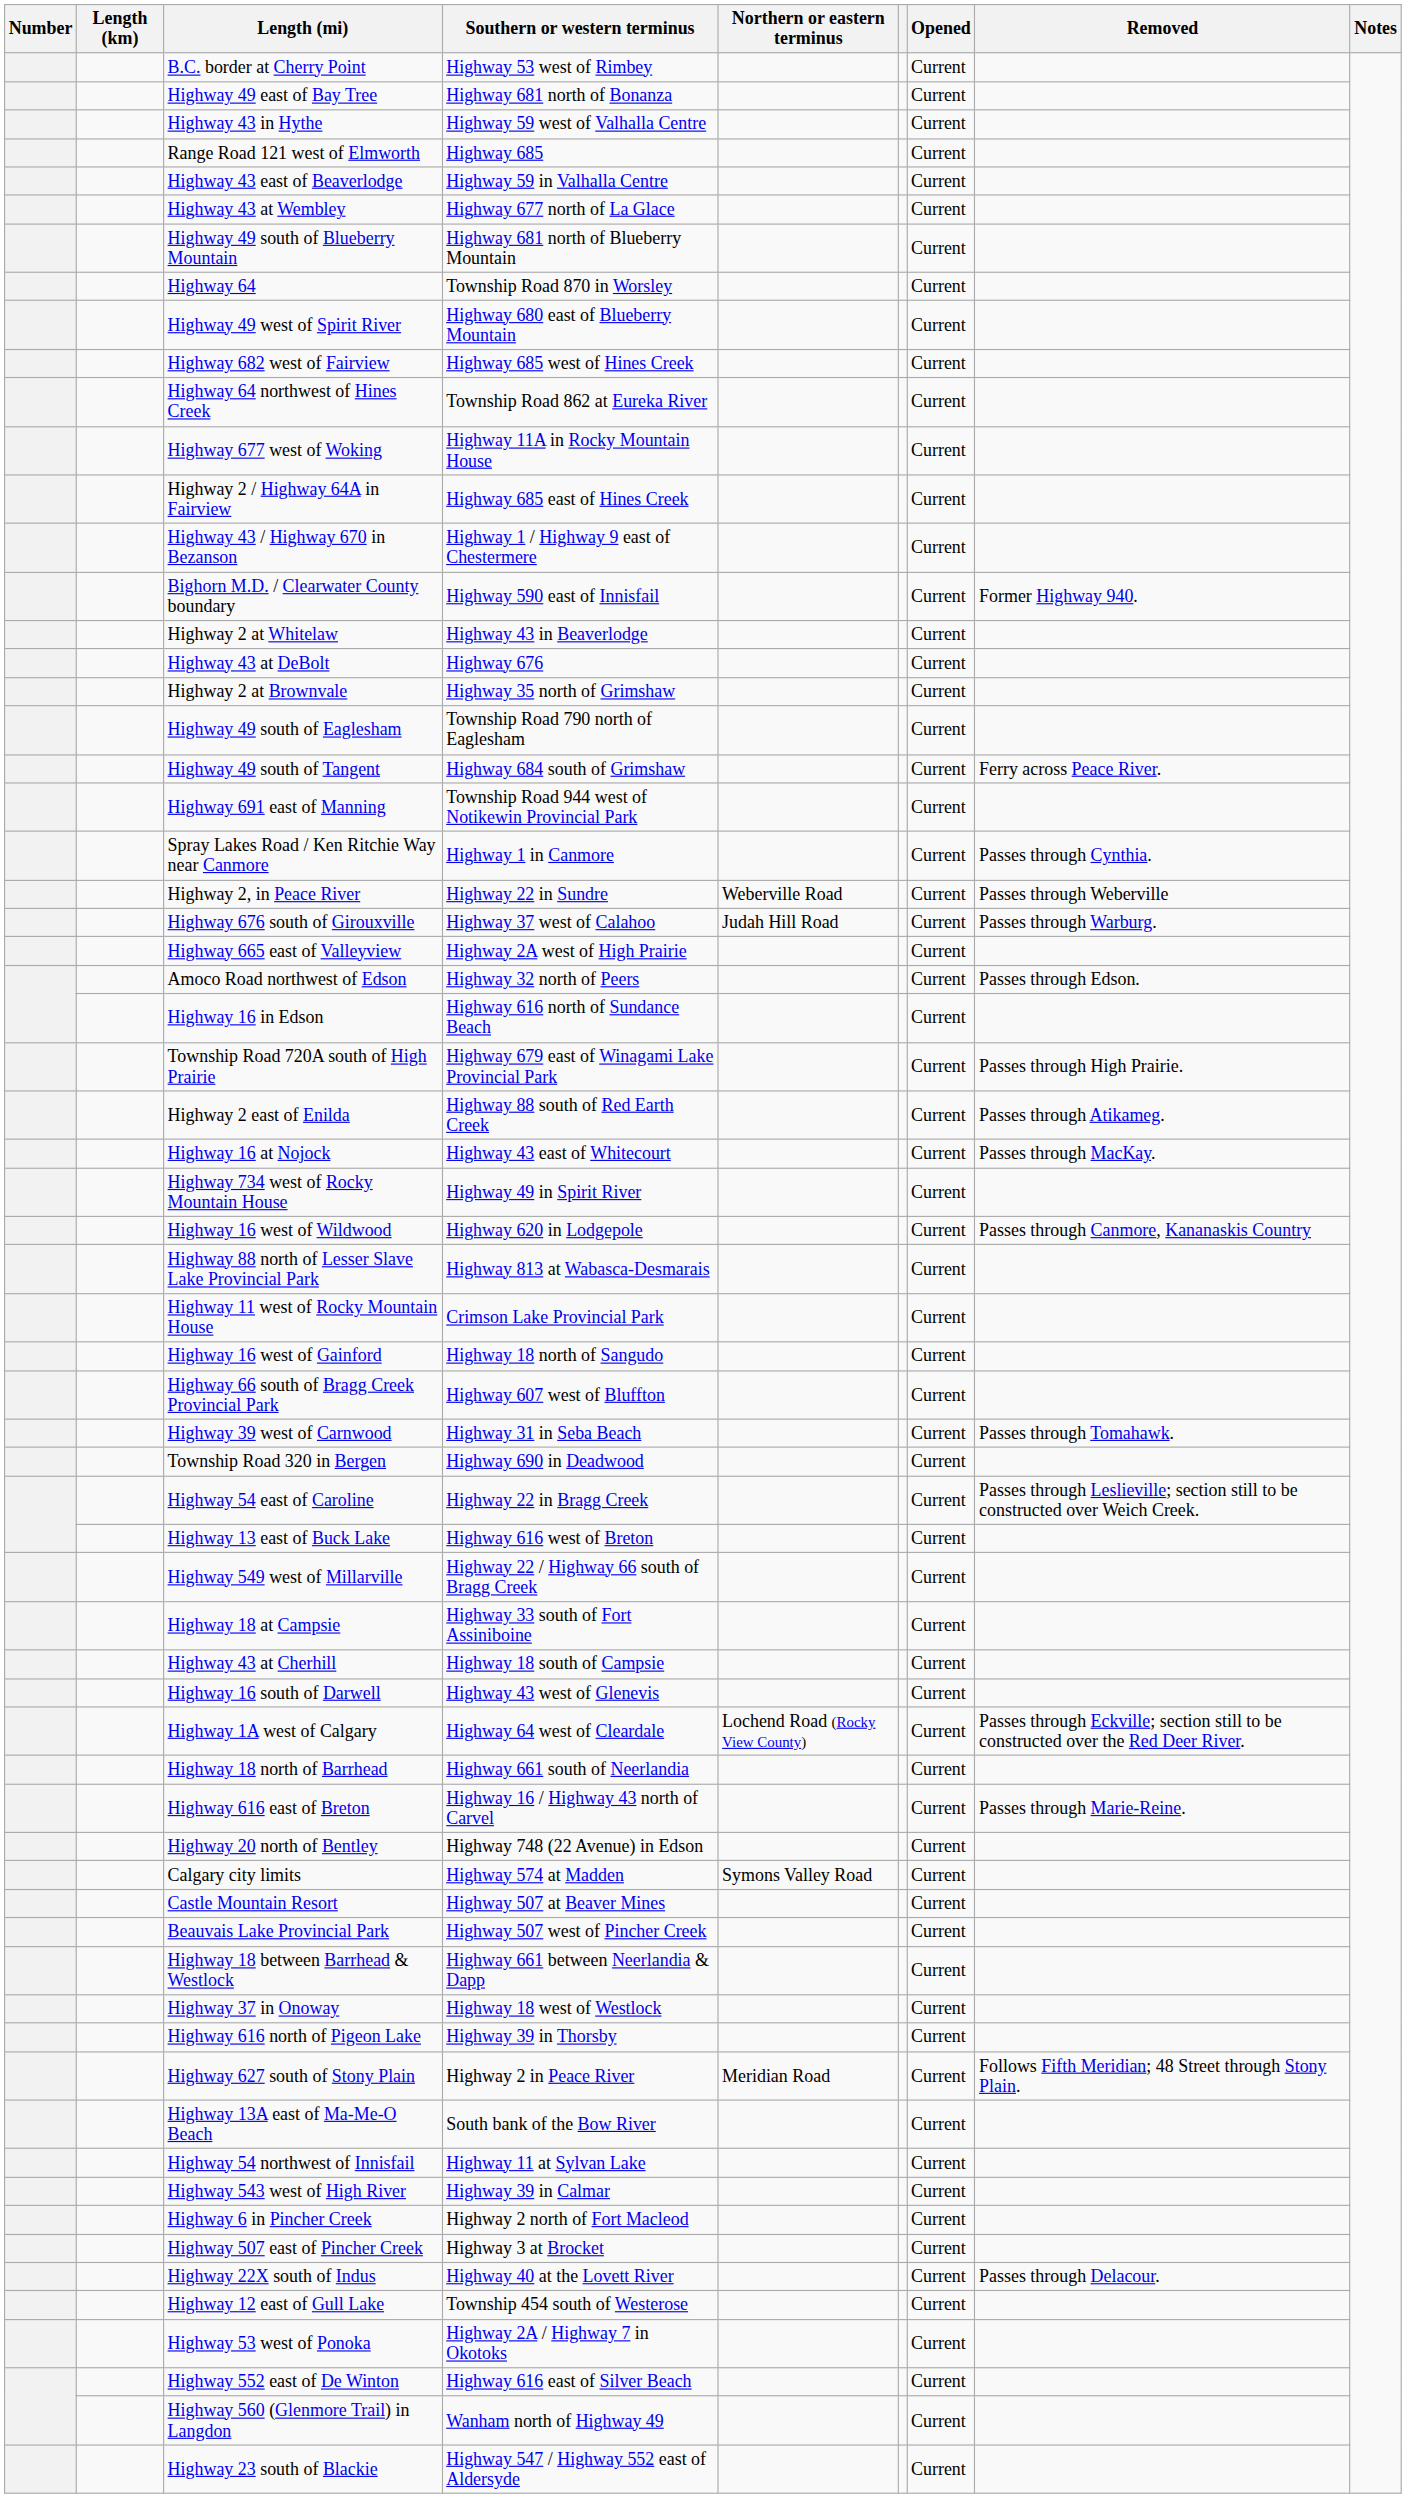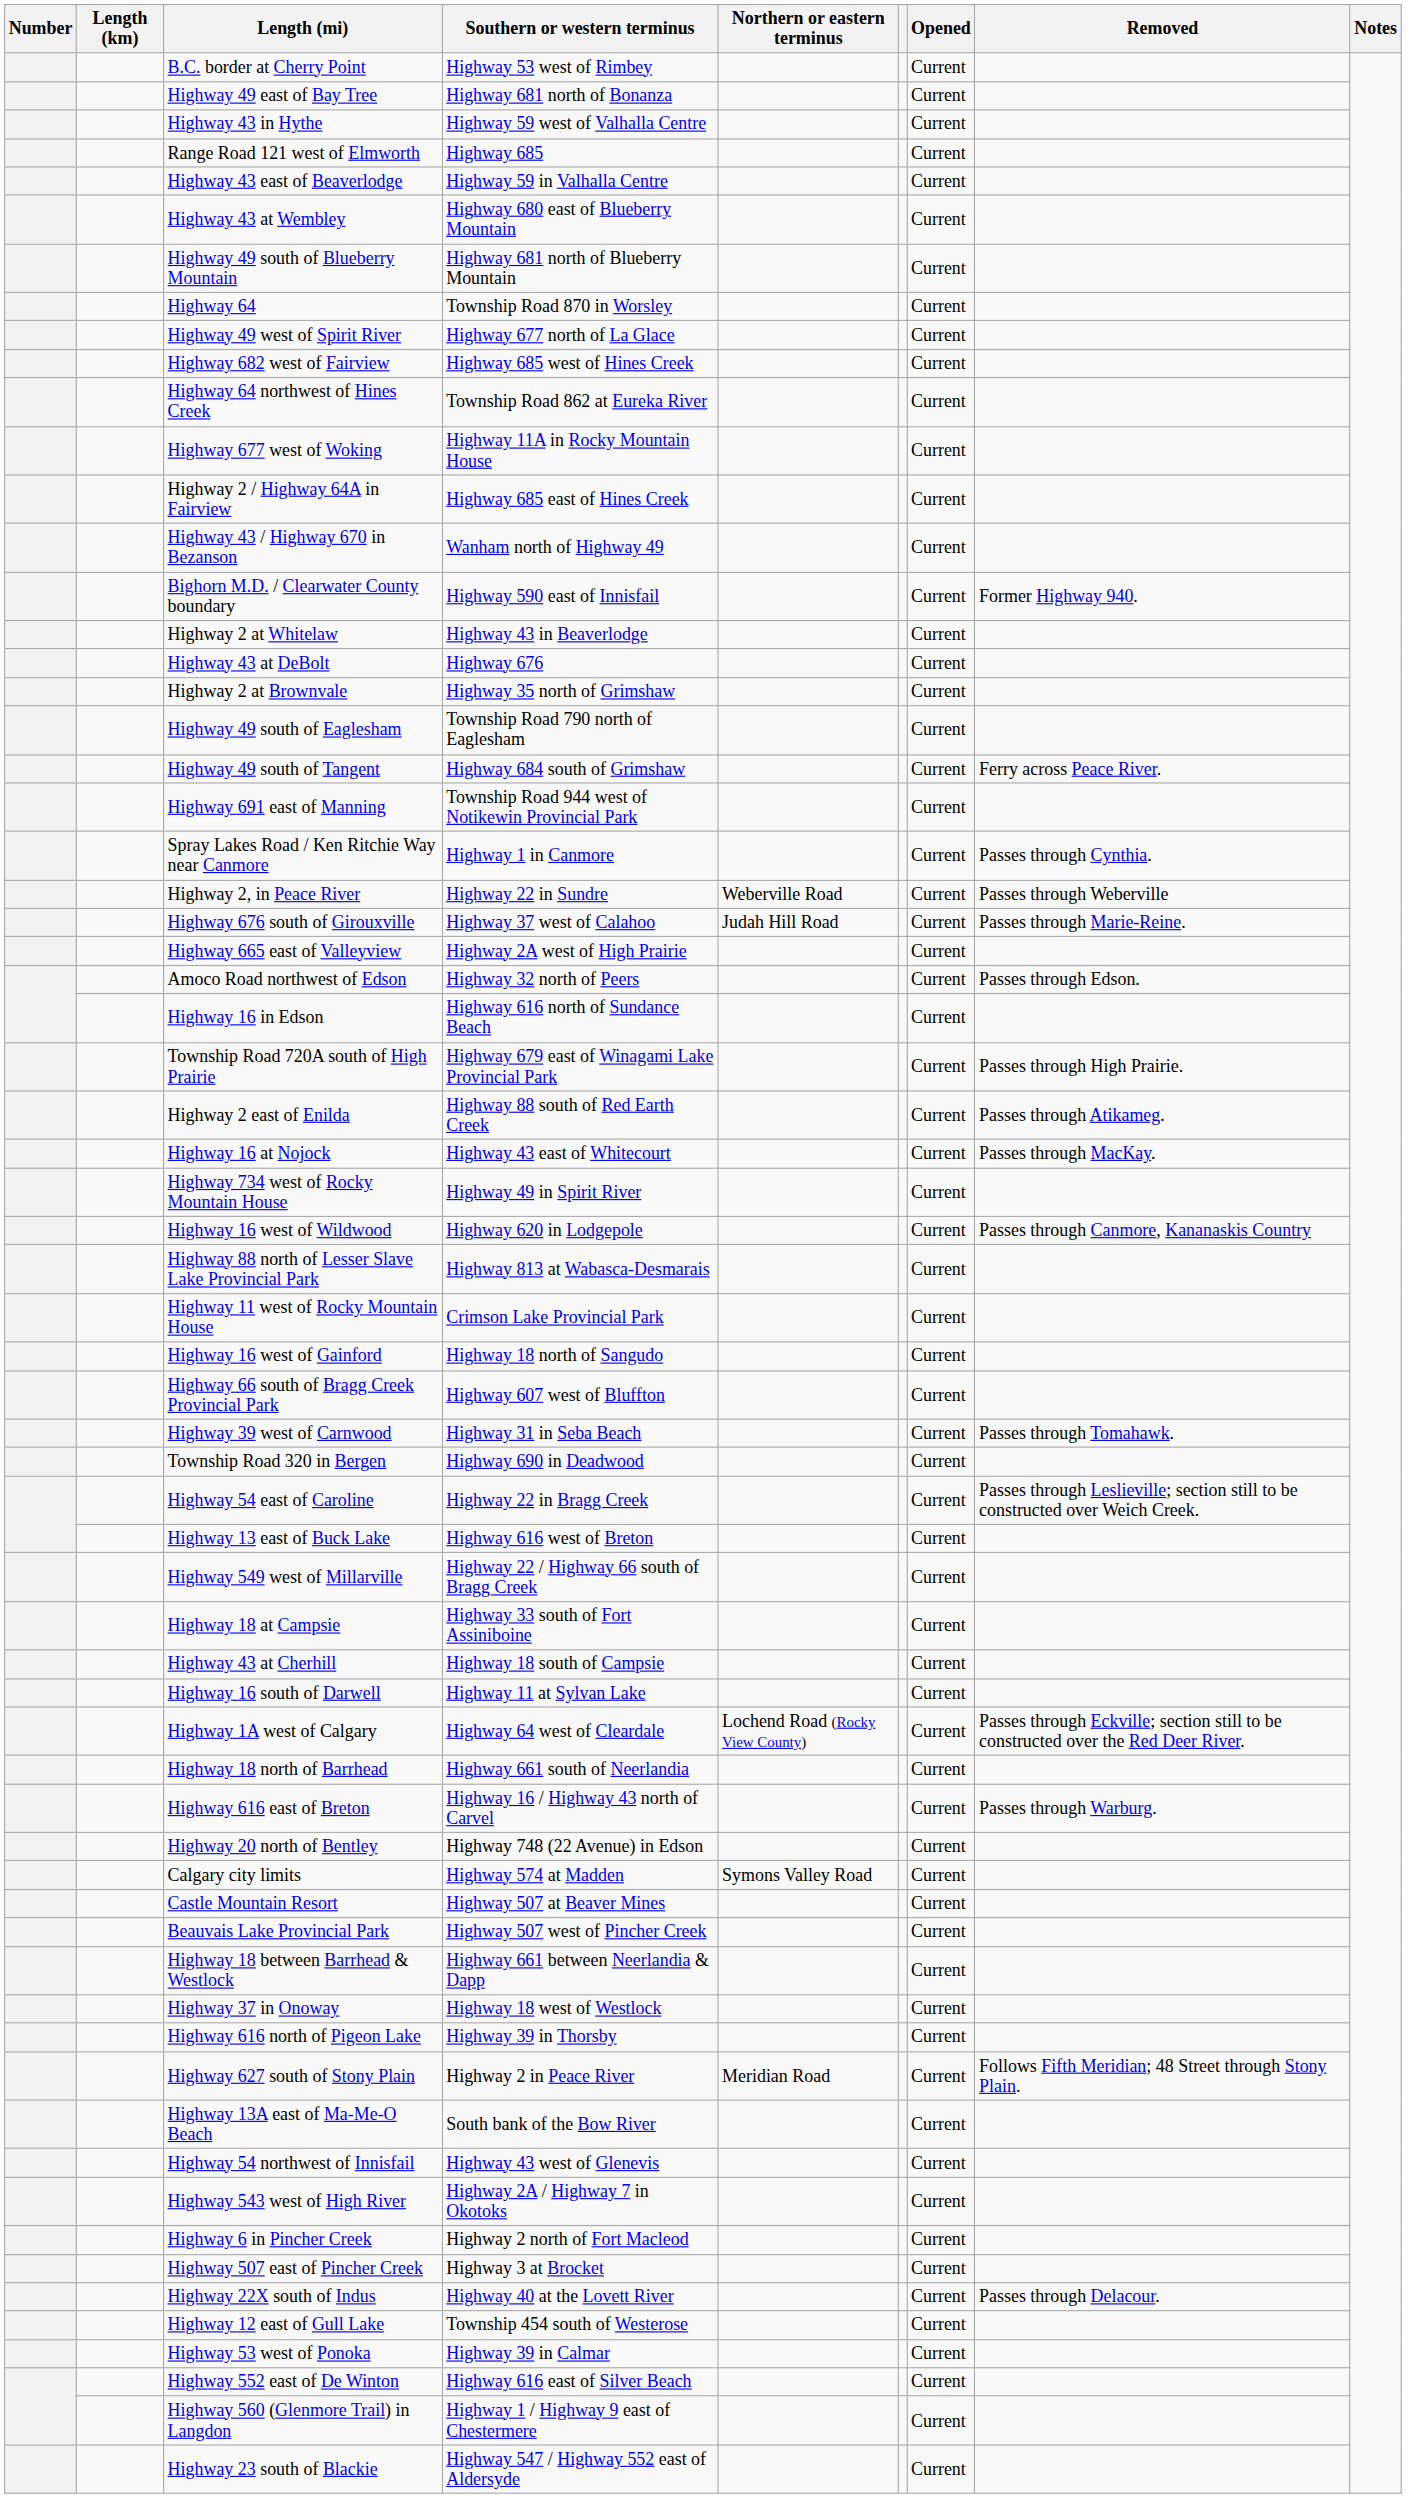(560, 209) Highway 677 north of La Glace -> (559, 219) Highway 680 east of Blueberry Mountain
(559, 324) Highway 680 east of Blueberry Mountain -> (560, 334) Highway 677 north of La Glace
(558, 547) Highway 1 / Highway 9 east of Chestermere -> (555, 547) Wanham north of Highway 49
(1068, 922) Passes through Warburg. -> (1082, 922) Passes through Marie-Reine.
(553, 1692) Highway 43 west of Glenevis -> (546, 1692) Highway 11 at Sylvan Lake
(1082, 1808) Passes through Marie-Reine. -> (1068, 1808) Passes through Warburg.
(546, 2162) Highway 11 at Sylvan Lake -> (553, 2162) Highway 43 west of Glenevis
(528, 2191) Highway 39 in Calmar -> (548, 2201) Highway 2A / Highway 7 in Okotoks
(548, 2343) Highway 2A / Highway 7 in Okotoks -> (528, 2353) Highway 39 in Calmar
(555, 2420) Wanham north of Highway 49 -> (558, 2420) Highway 1 / Highway 9 east of Chestermere
